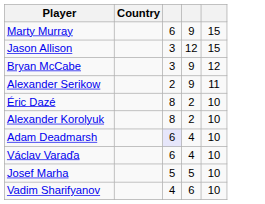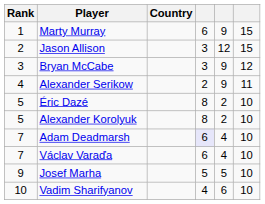+ column: (21, 13)
